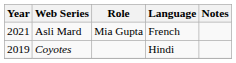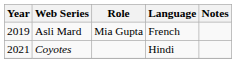(18, 31) 2021 -> (18, 31) 2019
(18, 49) 2019 -> (18, 49) 2021
